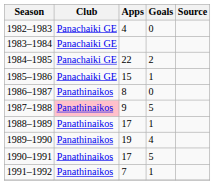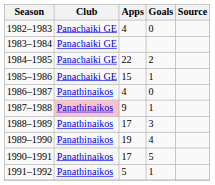(124, 92) 8 -> (124, 92) 4
(151, 108) 5 -> (151, 108) 1
(151, 124) 1 -> (151, 124) 3
(124, 172) 7 -> (124, 172) 5
